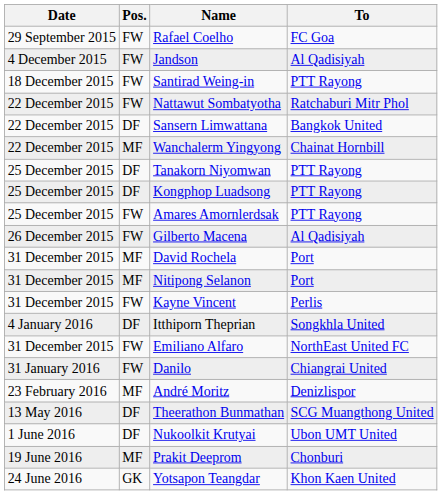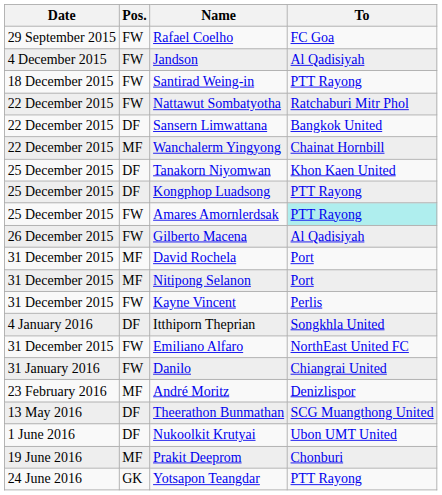(326, 170) PTT Rayong -> (343, 170) Khon Kaen United
(326, 214) no background -> (326, 214) paleturquoise background
(343, 479) Khon Kaen United -> (326, 479) PTT Rayong
